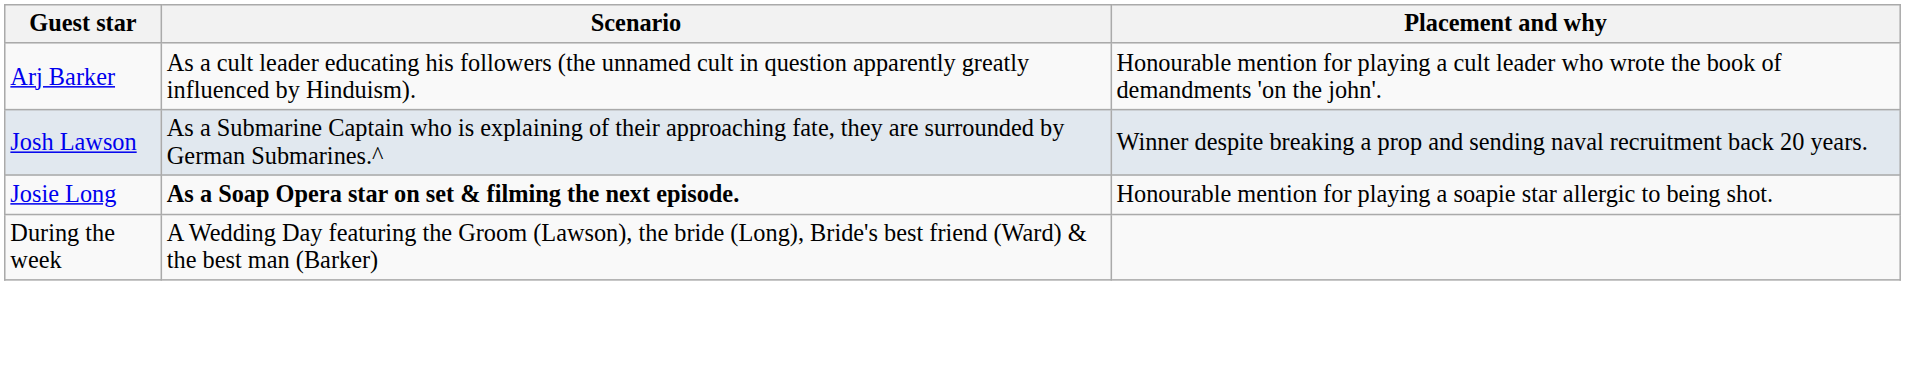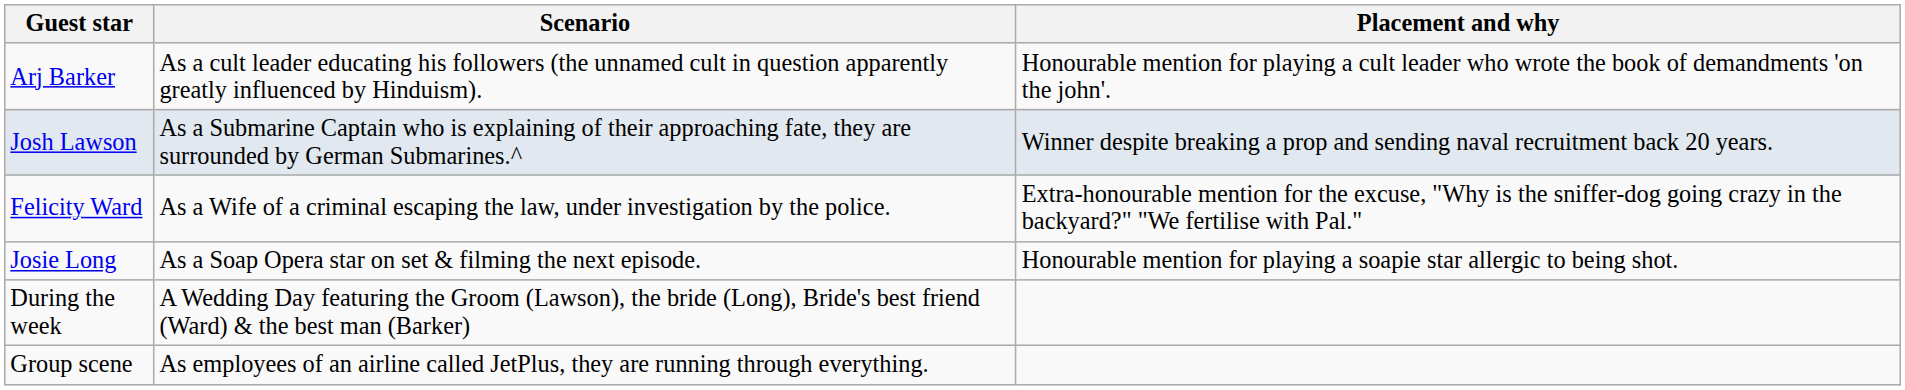+ row: (76, 207)
(453, 194) bold -> (430, 260) normal
+ row: (71, 364)
